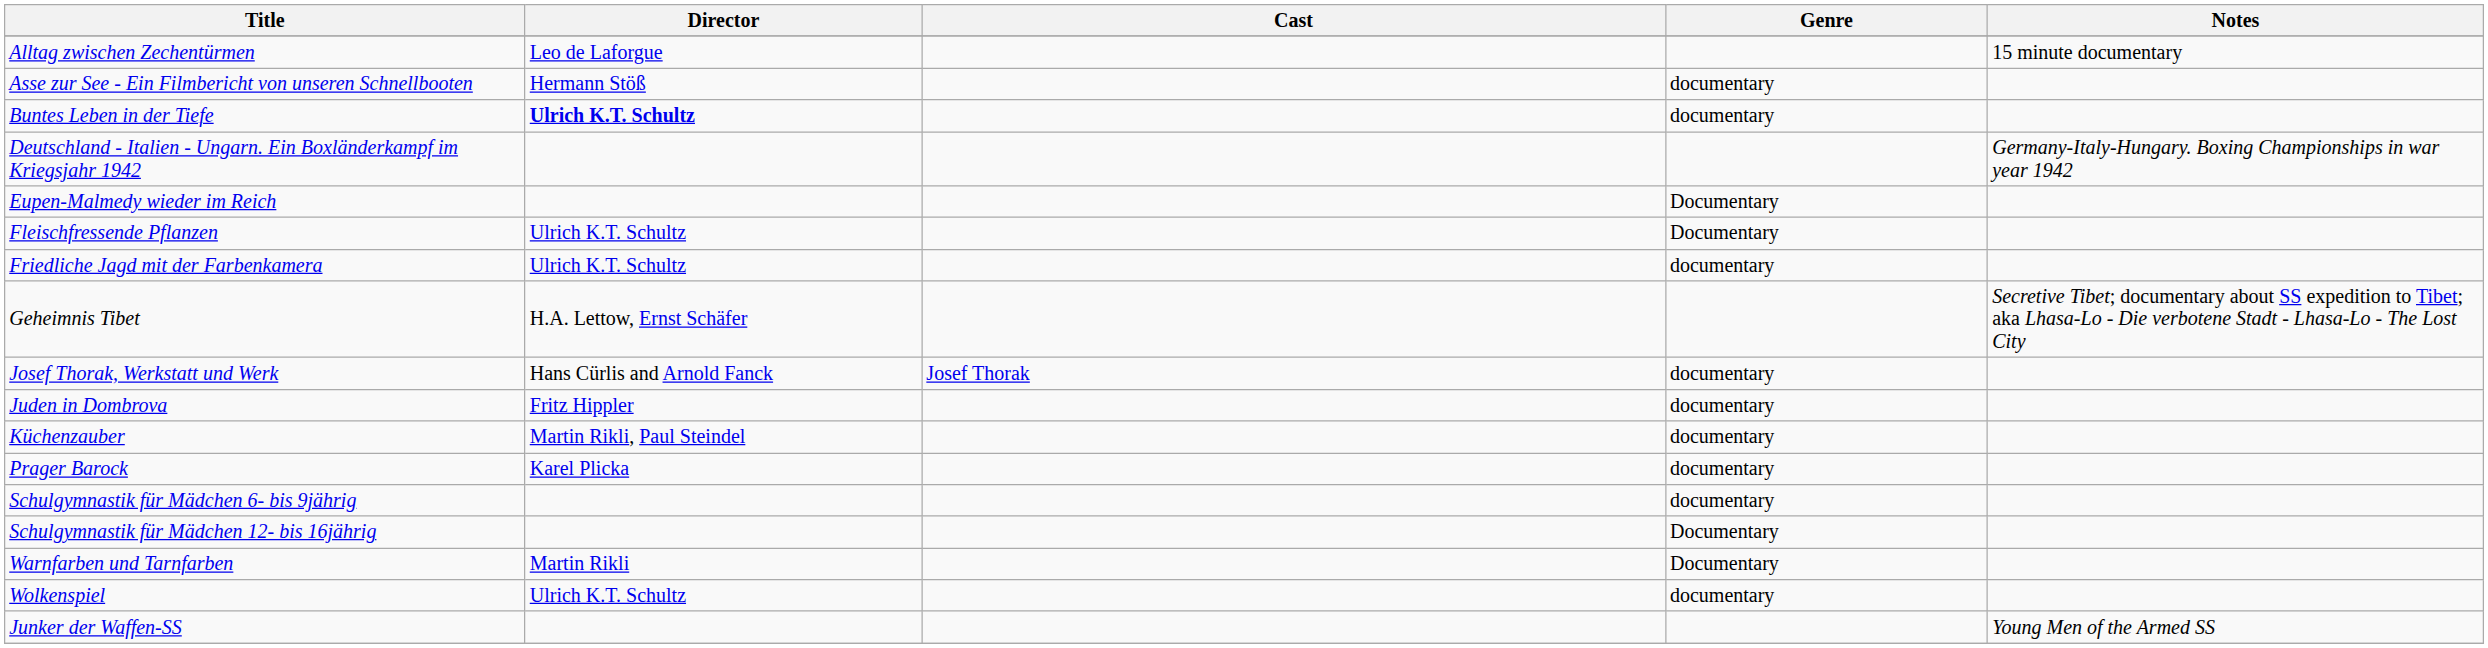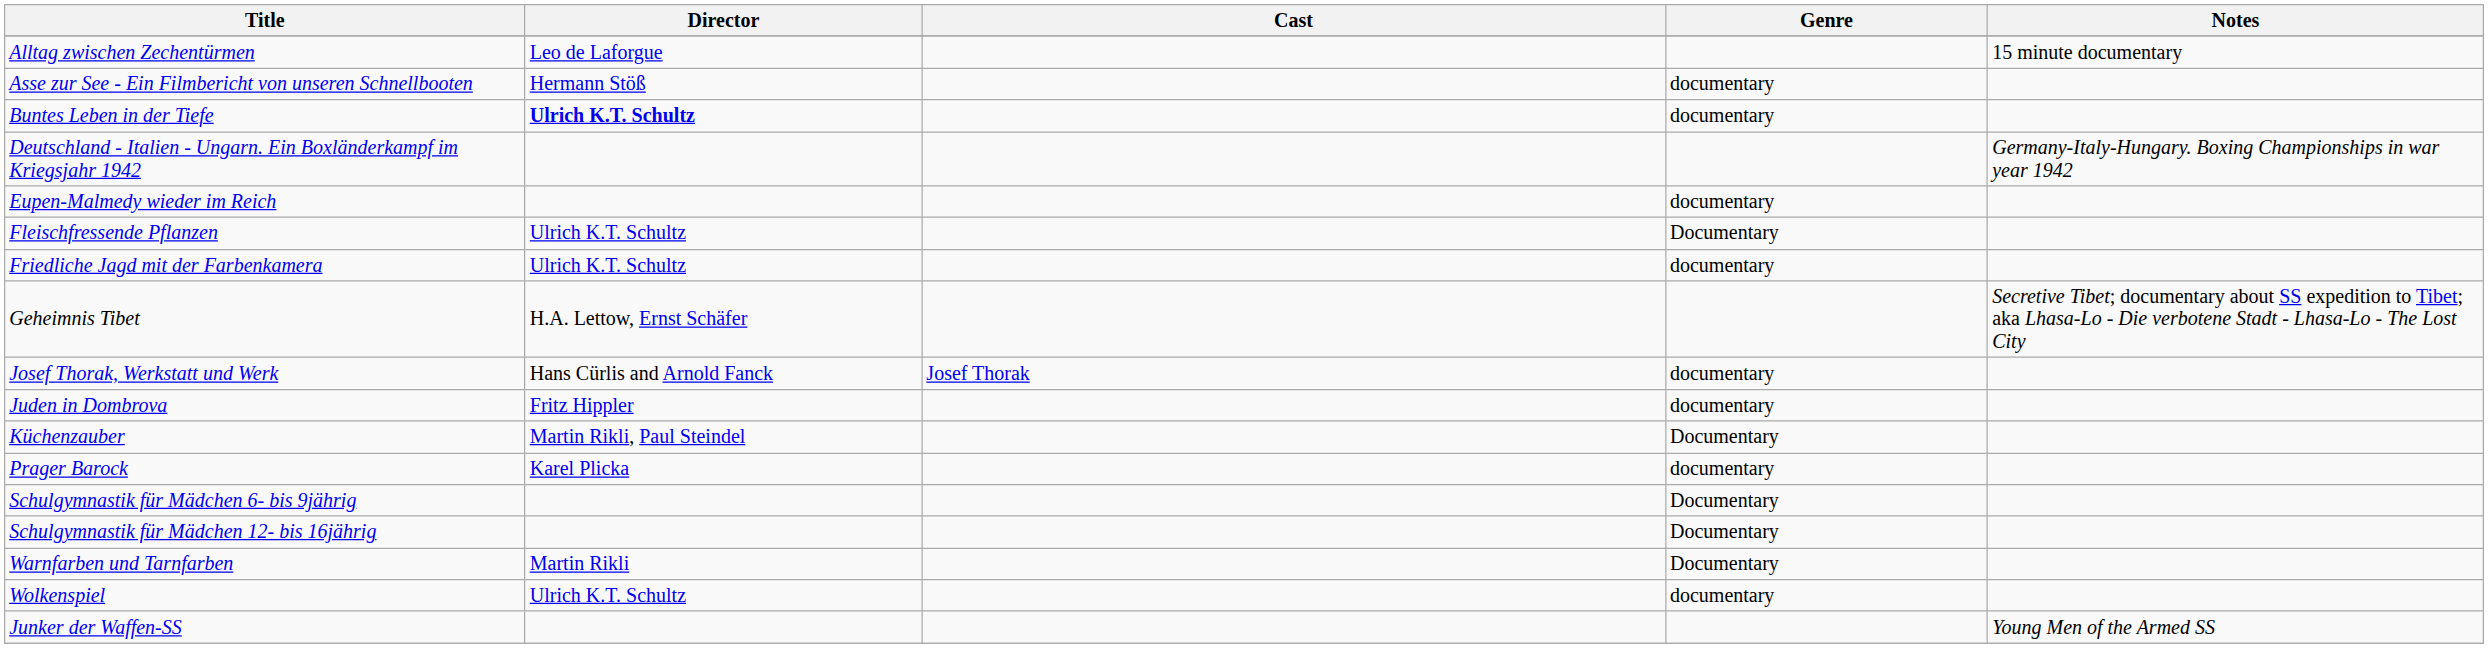(1724, 201) Documentary -> (1722, 201) documentary
(1722, 436) documentary -> (1724, 436) Documentary
(1722, 500) documentary -> (1724, 500) Documentary
